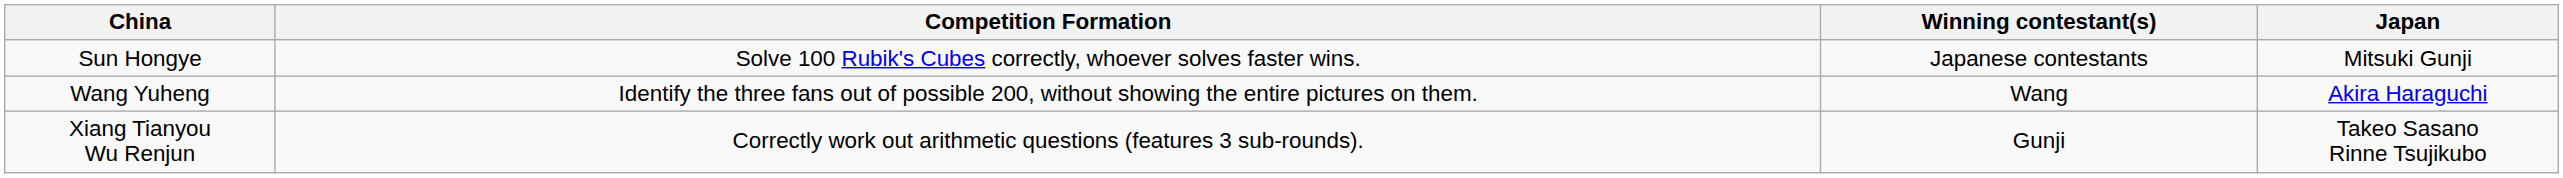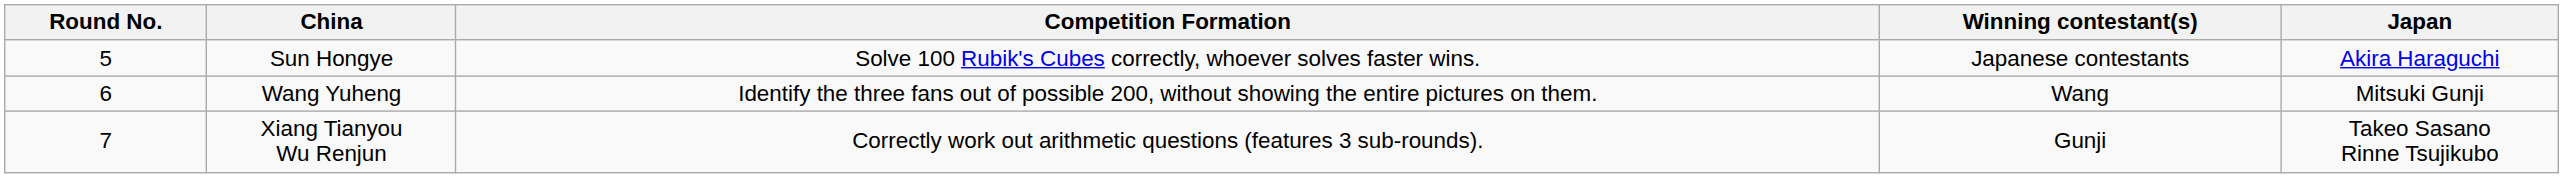+ column: (106, 22)
(2408, 57) Mitsuki Gunji -> (2420, 57) Akira Haraguchi
(2408, 93) Akira Haraguchi -> (2420, 93) Mitsuki Gunji
